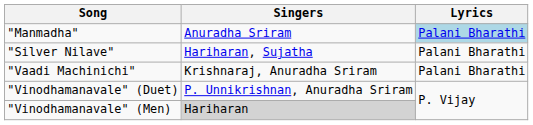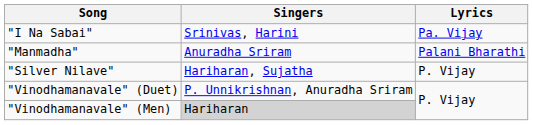+ row: (50, 34)
(472, 34) lightblue background -> (472, 53) no background
(472, 53) Palani Bharathi -> (447, 72) P. Vijay
- row: (72, 72)
